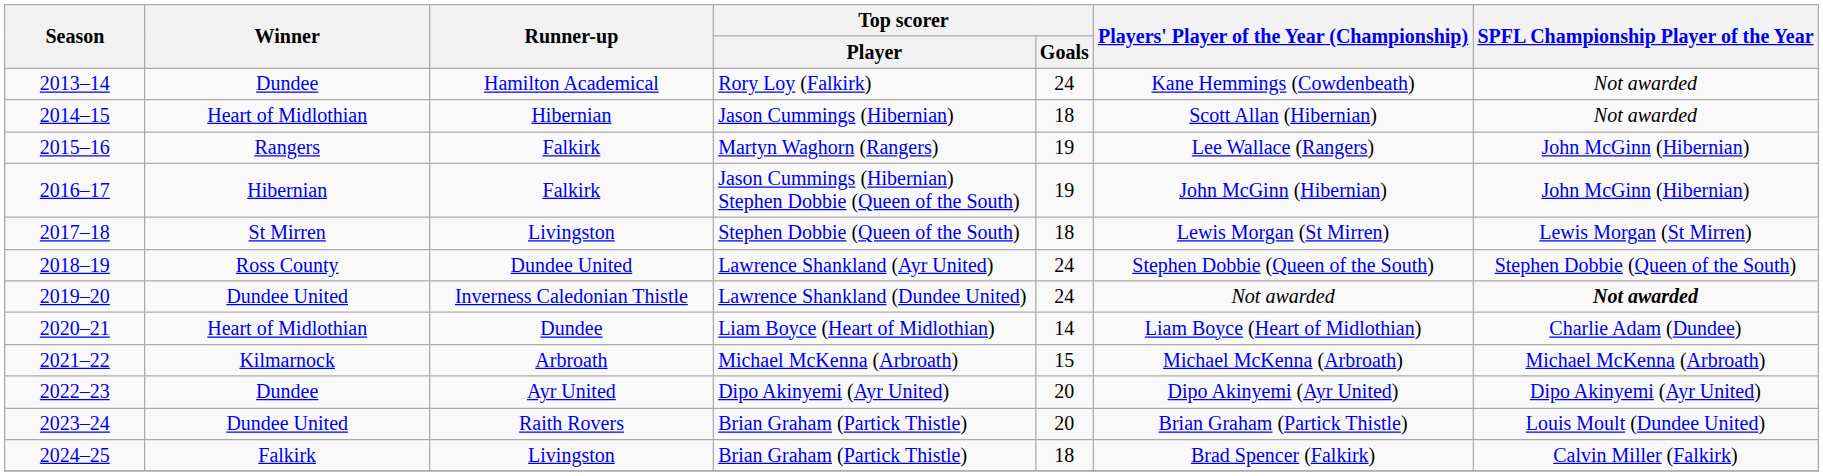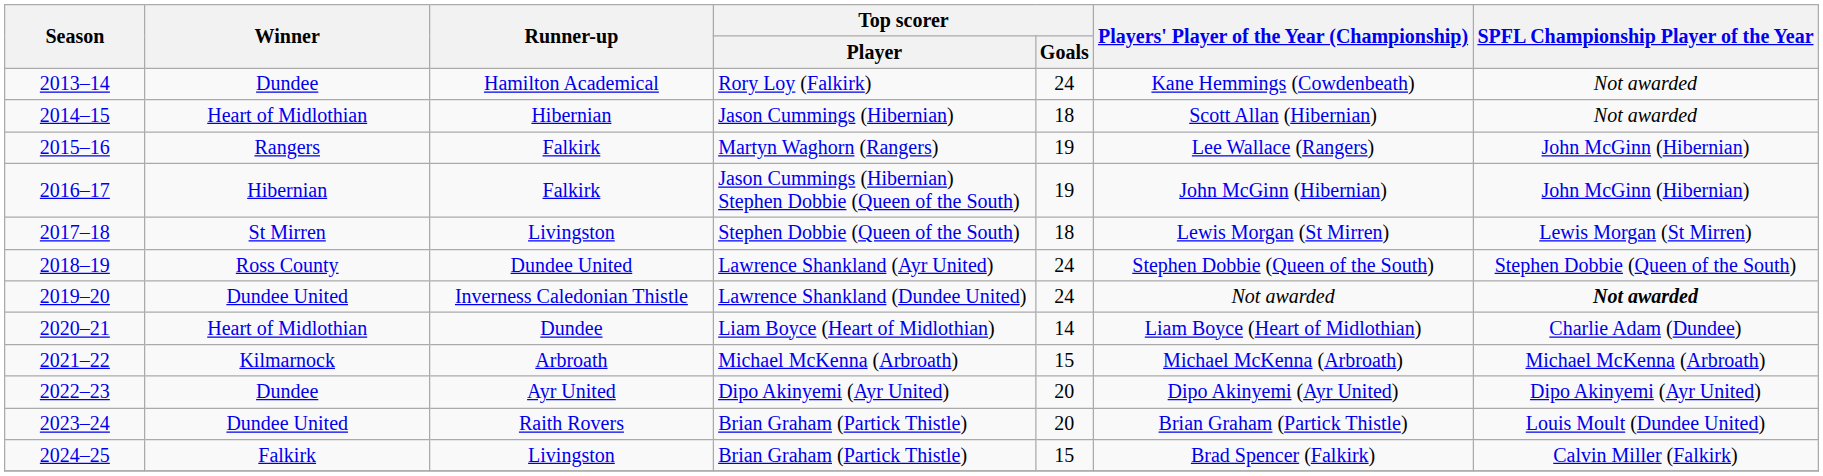(1064, 455) 18 -> (1064, 455) 15
